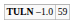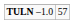(63, 12) 59 -> (63, 12) 57
